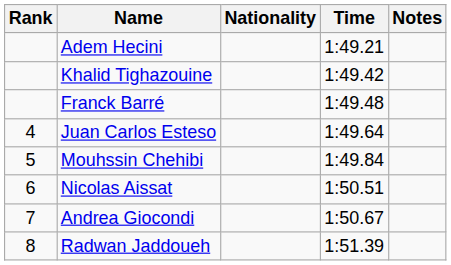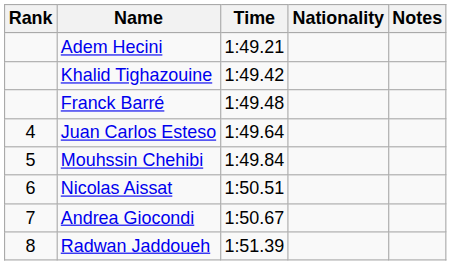columns swapped: (270, 18) <-> (354, 18)
